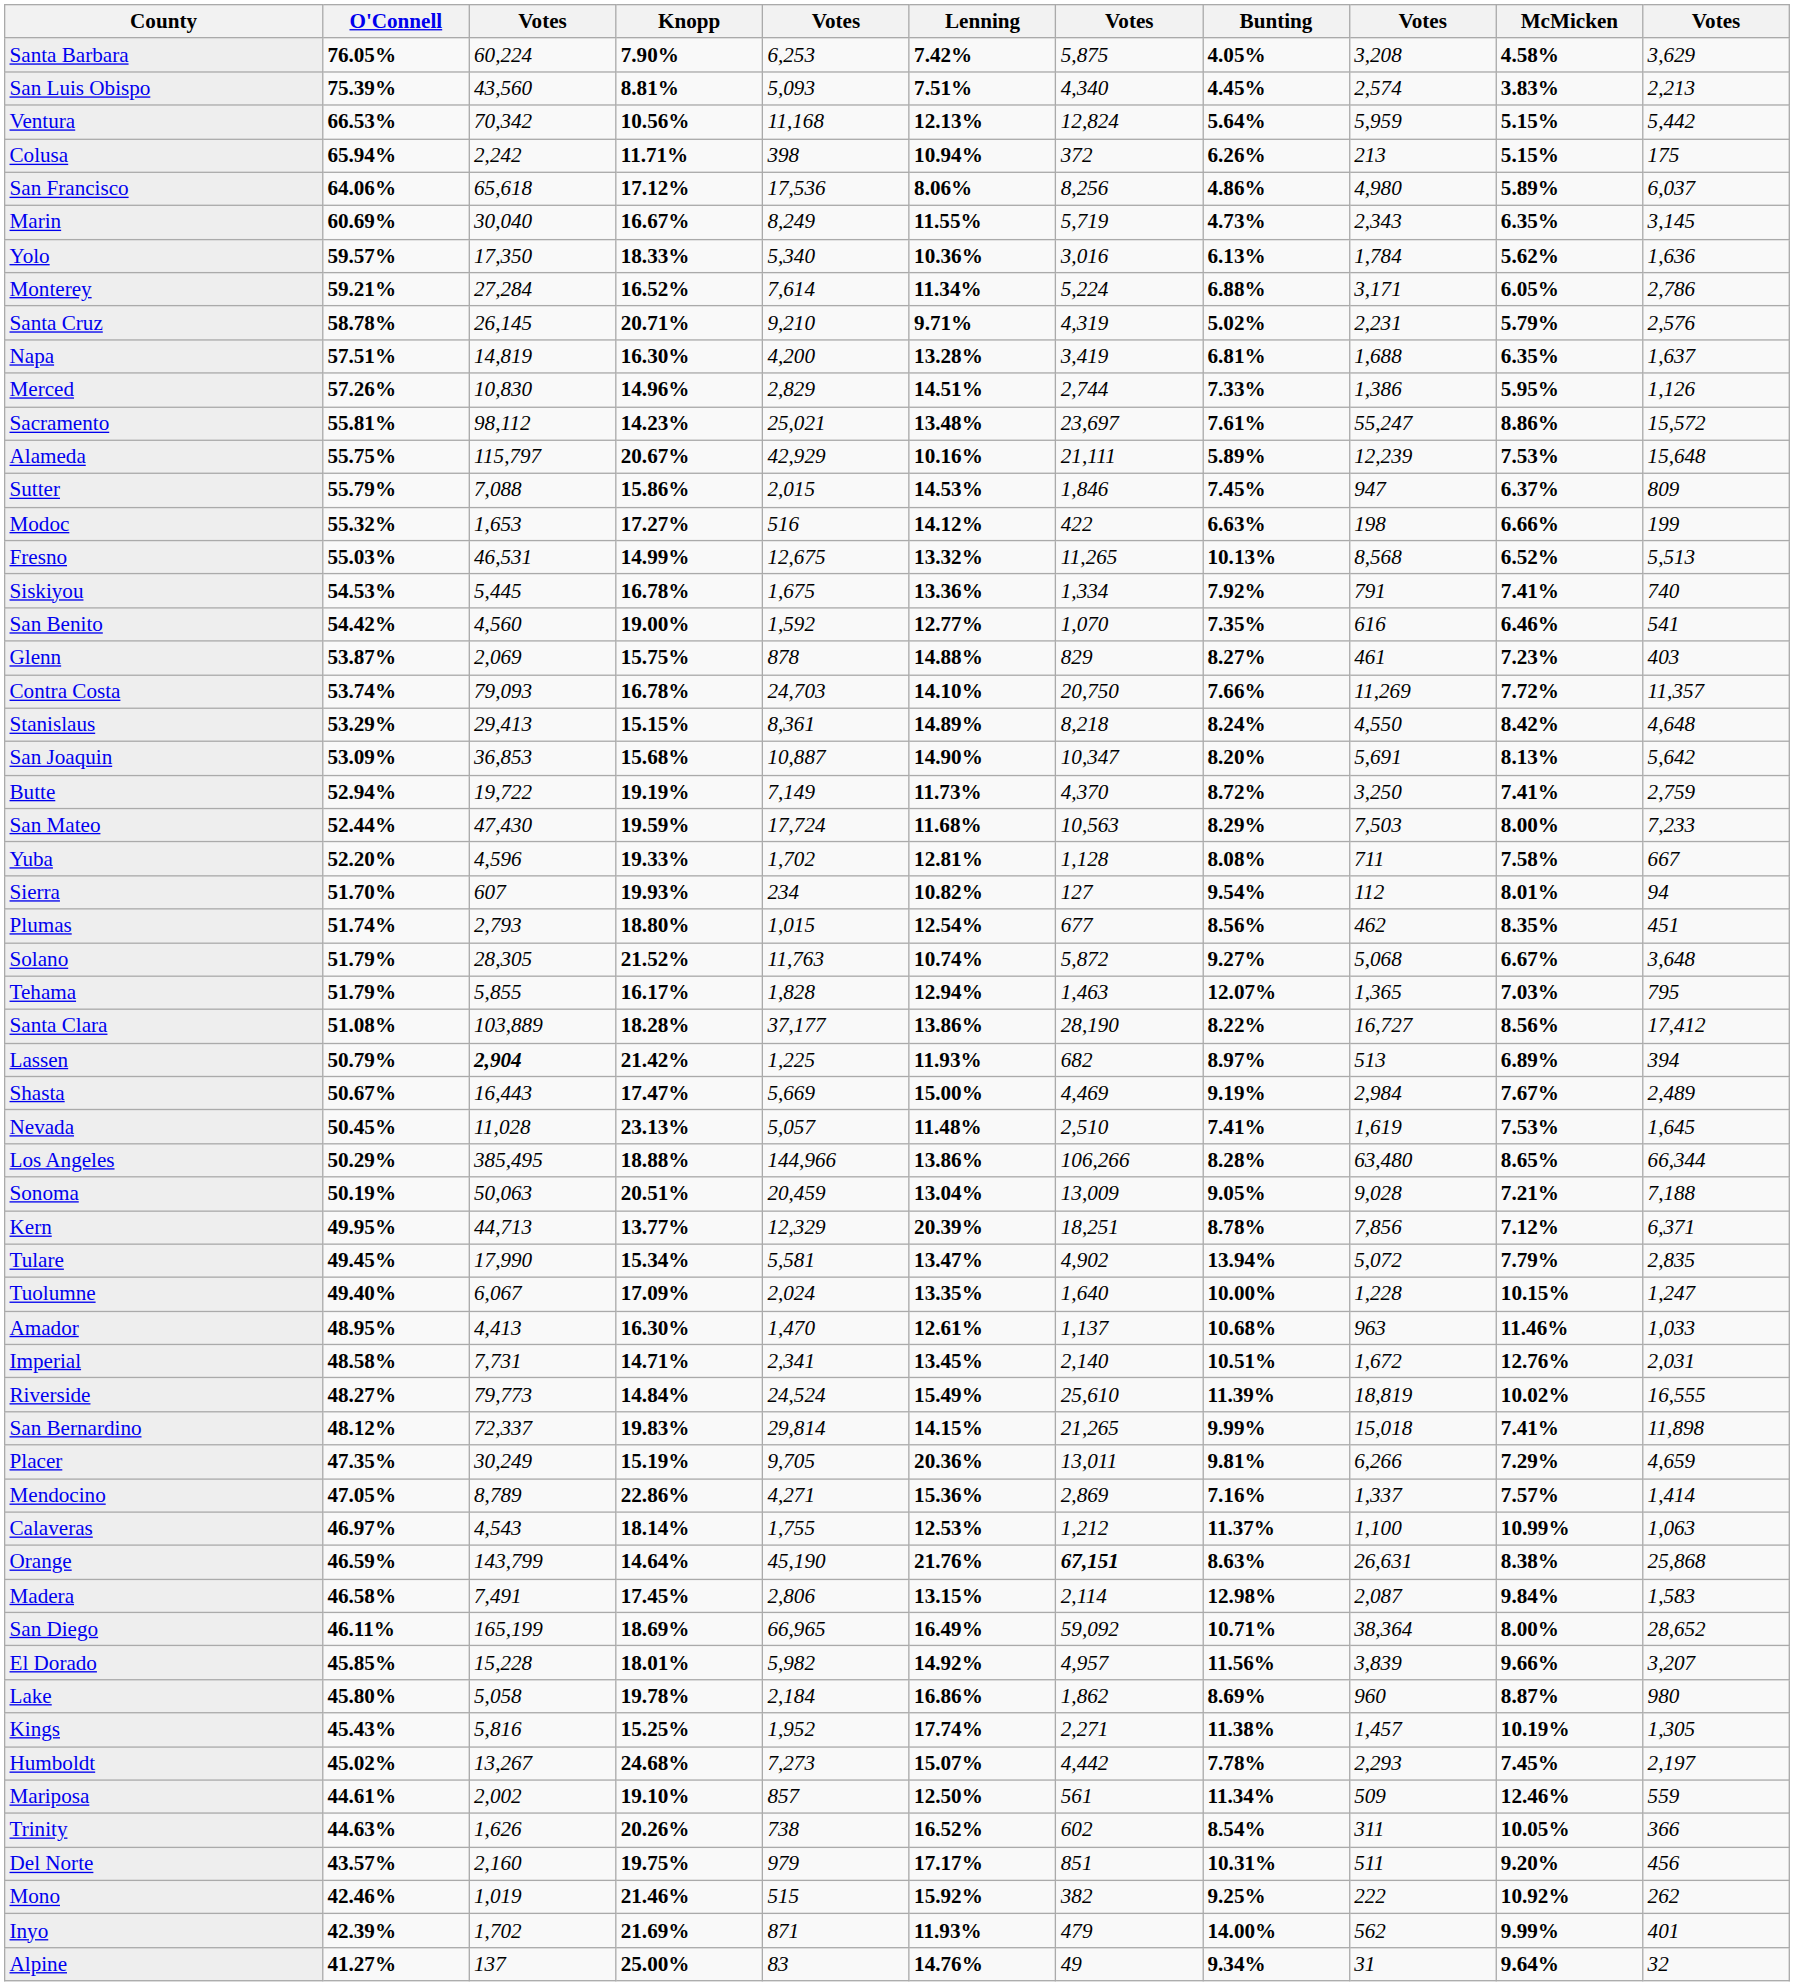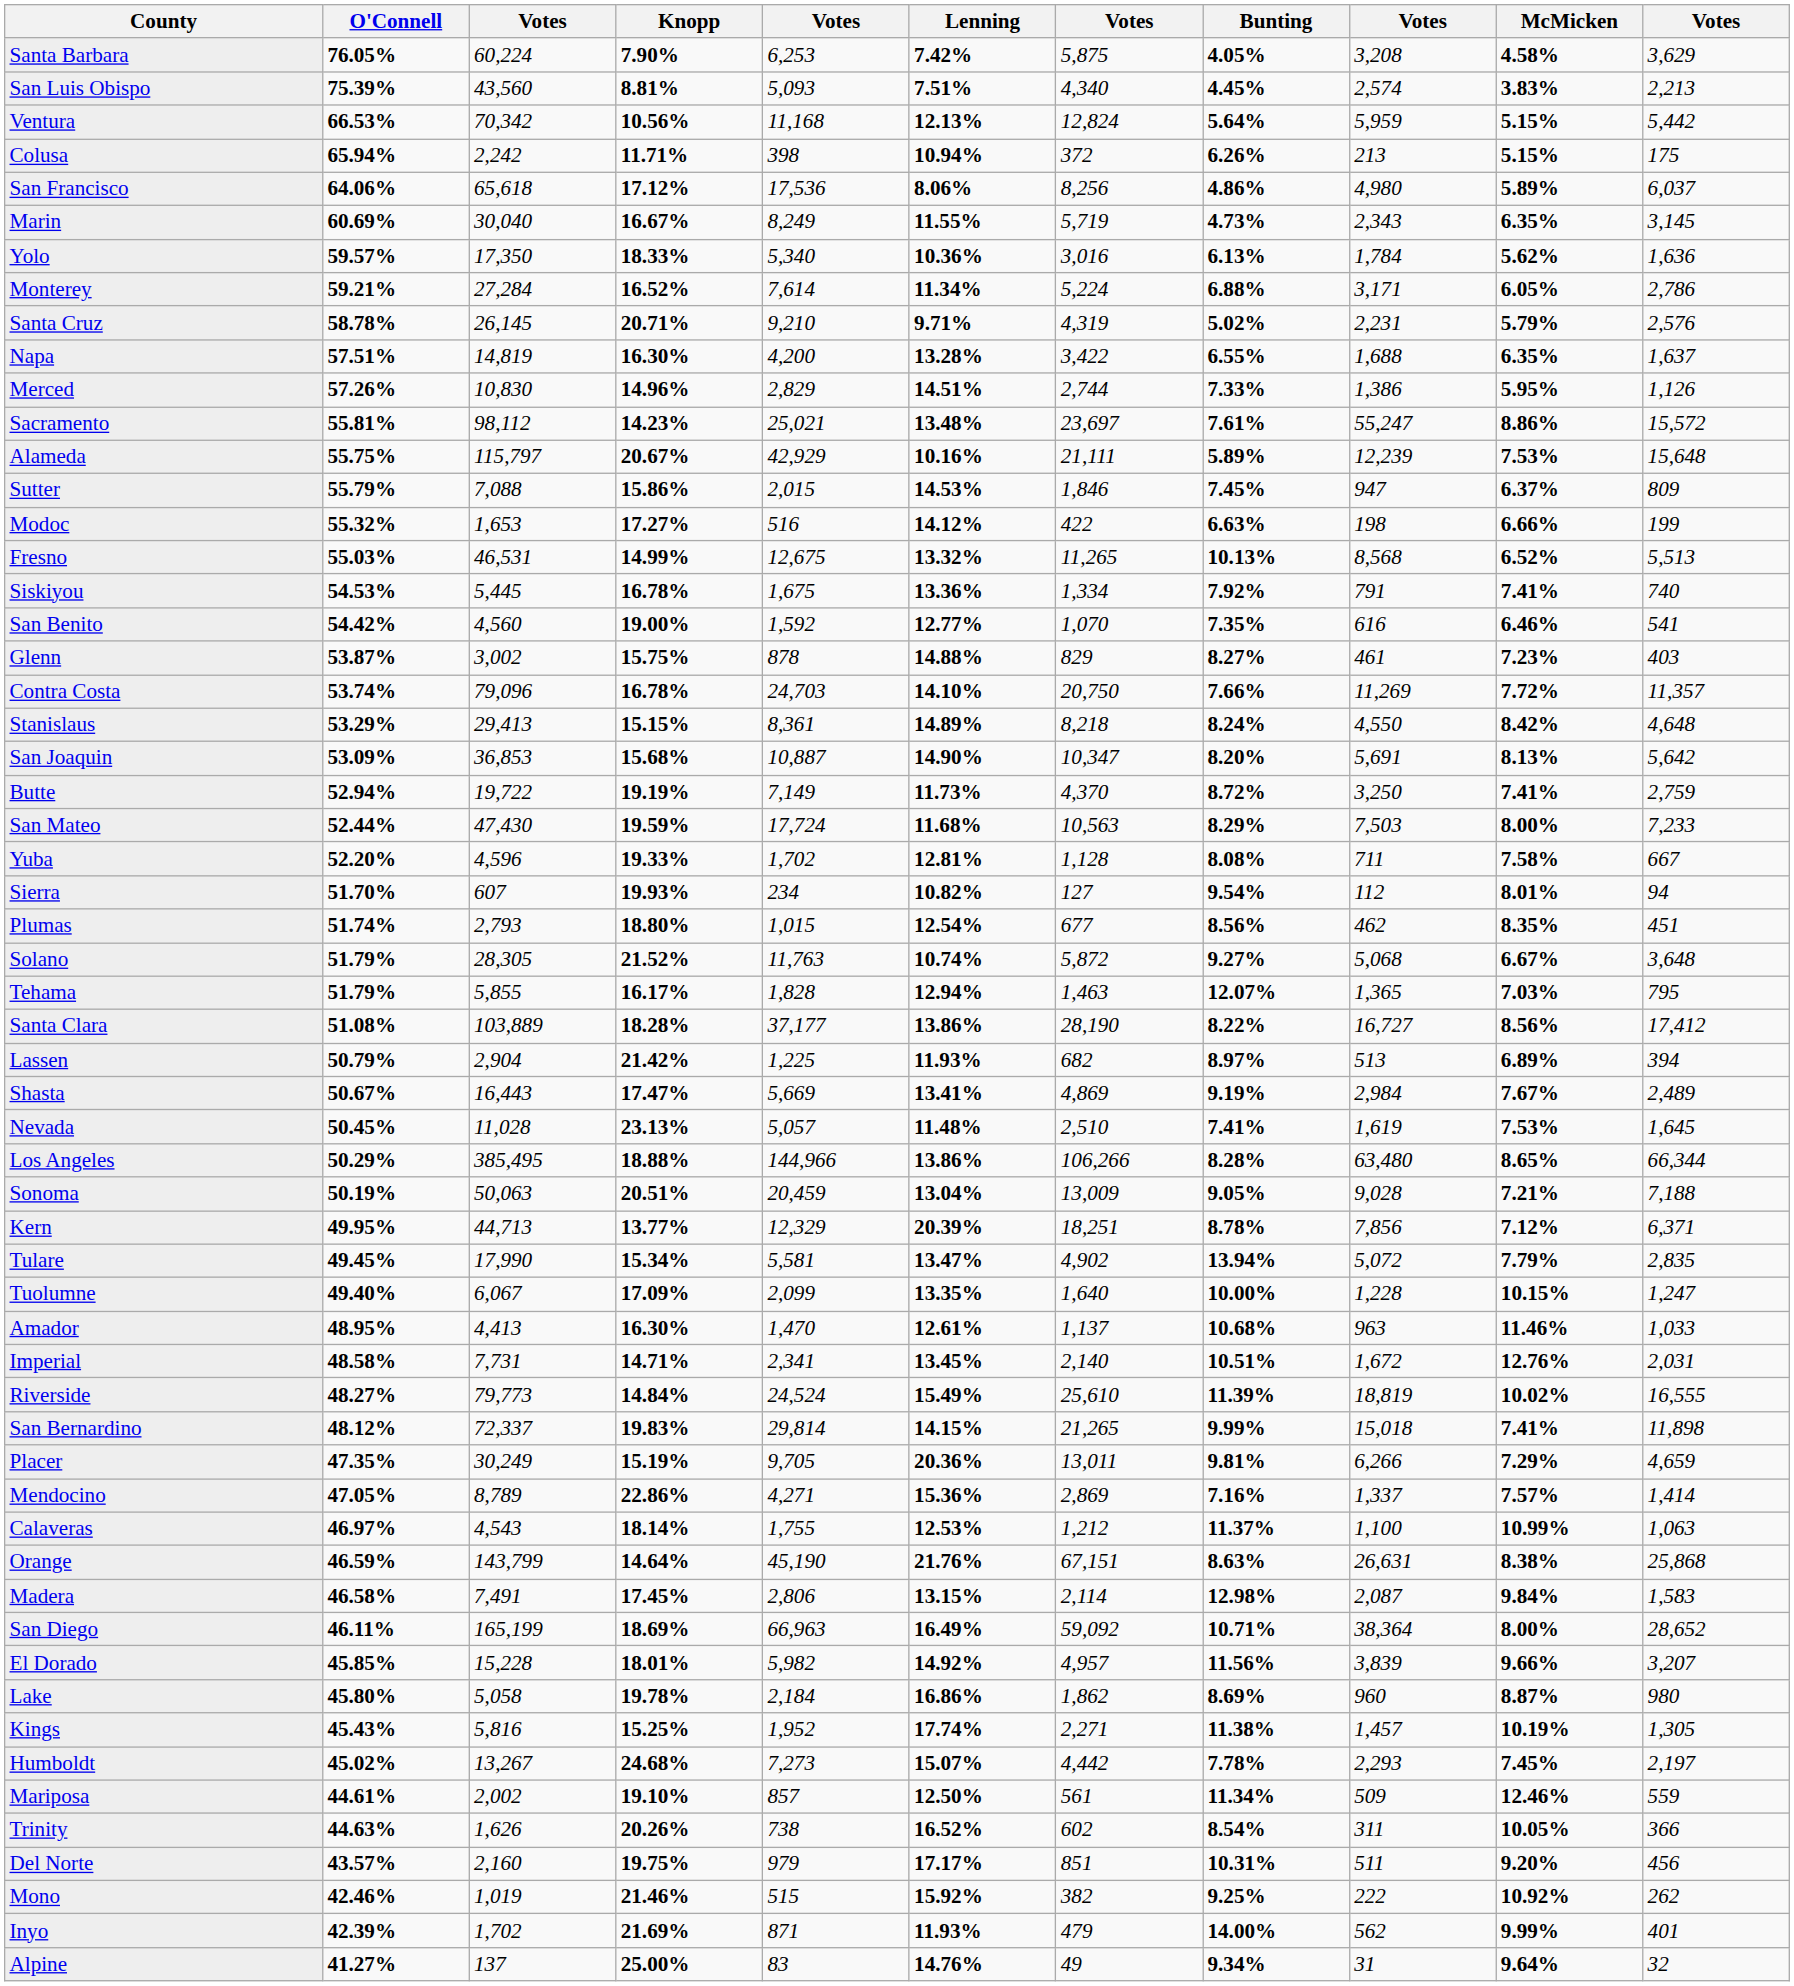(1085, 356) 3,419 -> (1085, 356) 3,422
(1237, 356) 6.81% -> (1237, 356) 6.55%
(498, 657) 2,069 -> (498, 657) 3,002
(503, 691) 79,093 -> (503, 691) 79,096
(498, 1059) bold -> (498, 1059) normal
(948, 1093) 15.00% -> (948, 1093) 13.41%
(1085, 1093) 4,469 -> (1085, 1093) 4,869
(791, 1294) 2,024 -> (791, 1294) 2,099
(1090, 1562) bold -> (1090, 1562) normal
(796, 1629) 66,965 -> (796, 1629) 66,963
